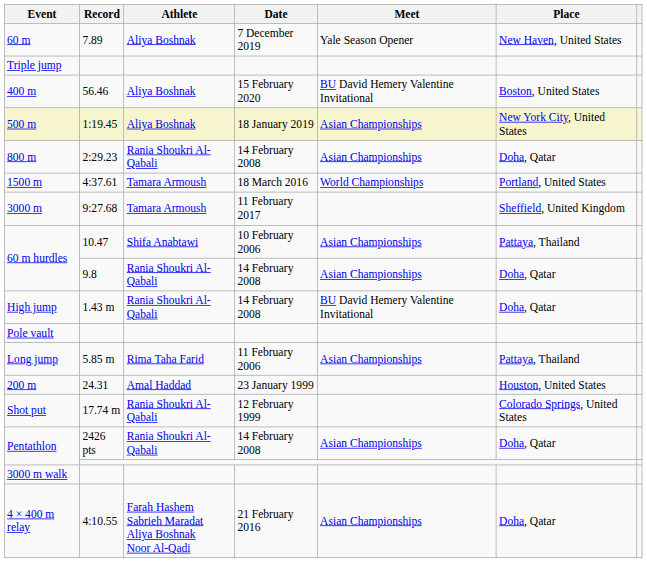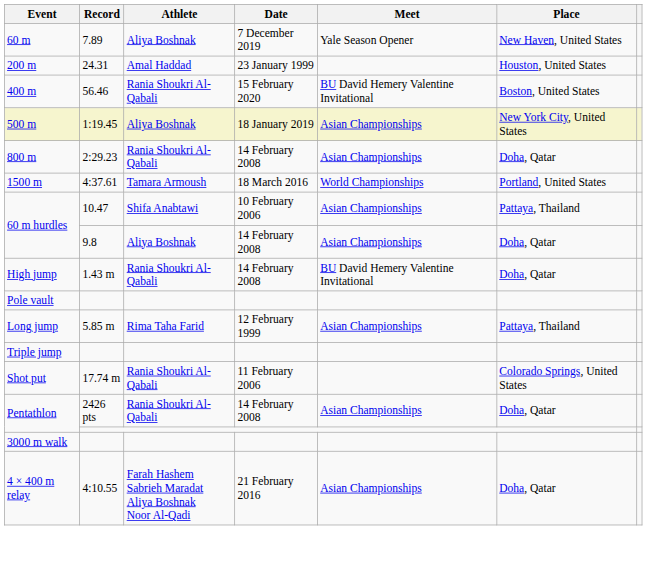rows swapped: (22, 384) <-> (34, 65)
(161, 91) Aliya Boshnak -> (169, 91) Rania Shoukri Al-Qabali
- row: (25, 209)
(169, 274) Rania Shoukri Al-Qabali -> (161, 241) Aliya Boshnak
(265, 359) 11 February 2006 -> (265, 326) 12 February 1999
(265, 410) 12 February 1999 -> (265, 378) 11 February 2006
